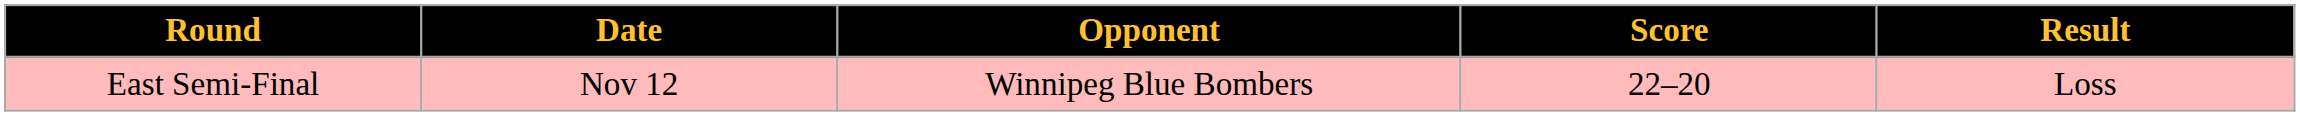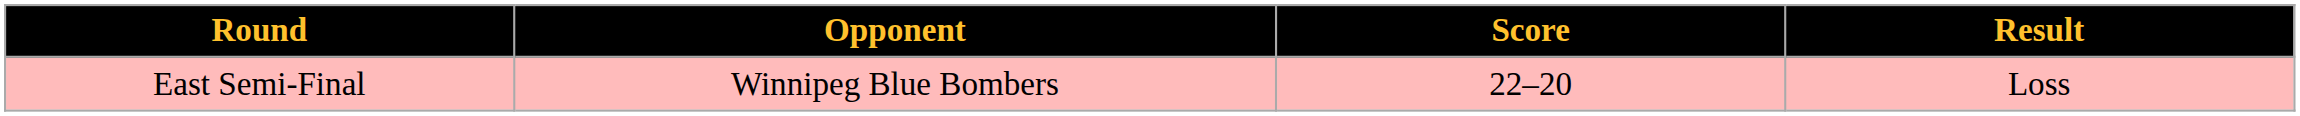- column: (629, 30)
